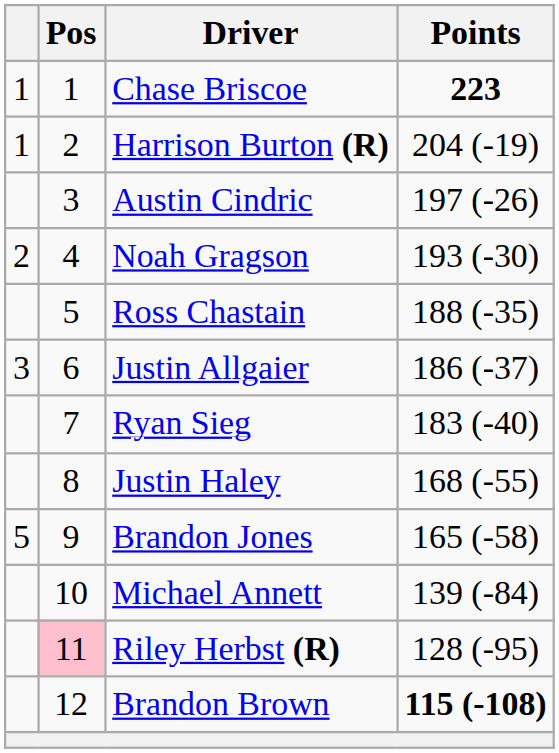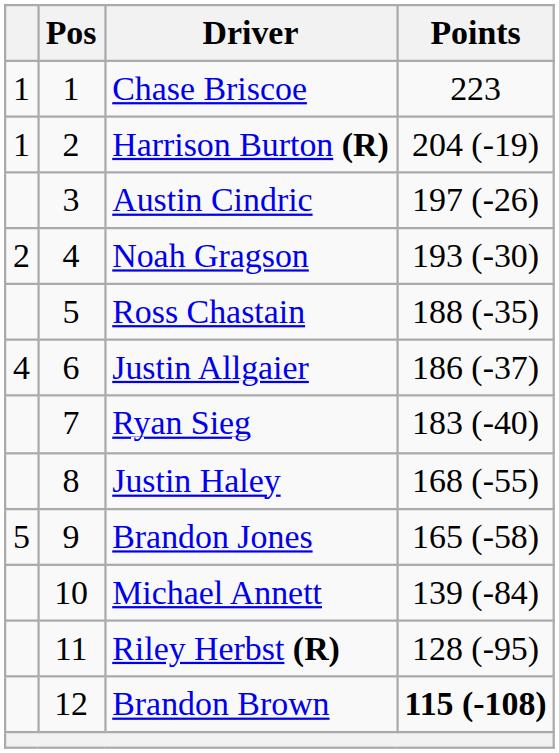(476, 88) bold -> (476, 88) normal
(21, 367) 3 -> (21, 367) 4
(71, 647) pink background -> (71, 647) no background
